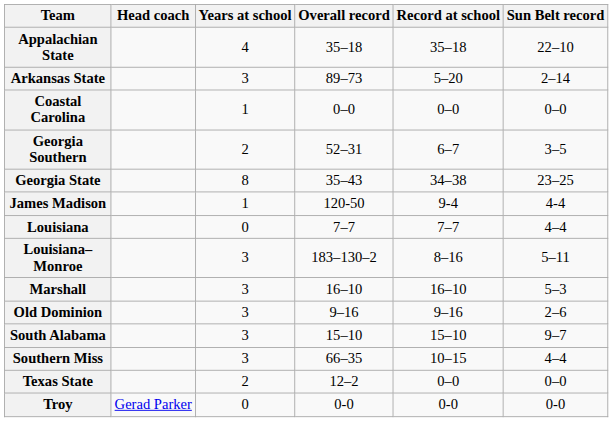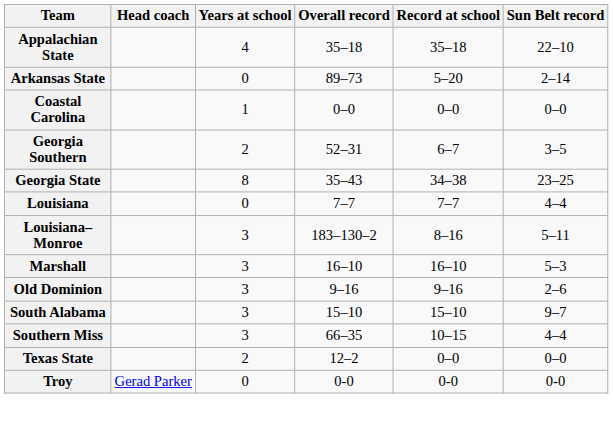(245, 78) 3 -> (245, 78) 0
- row: (58, 203)
